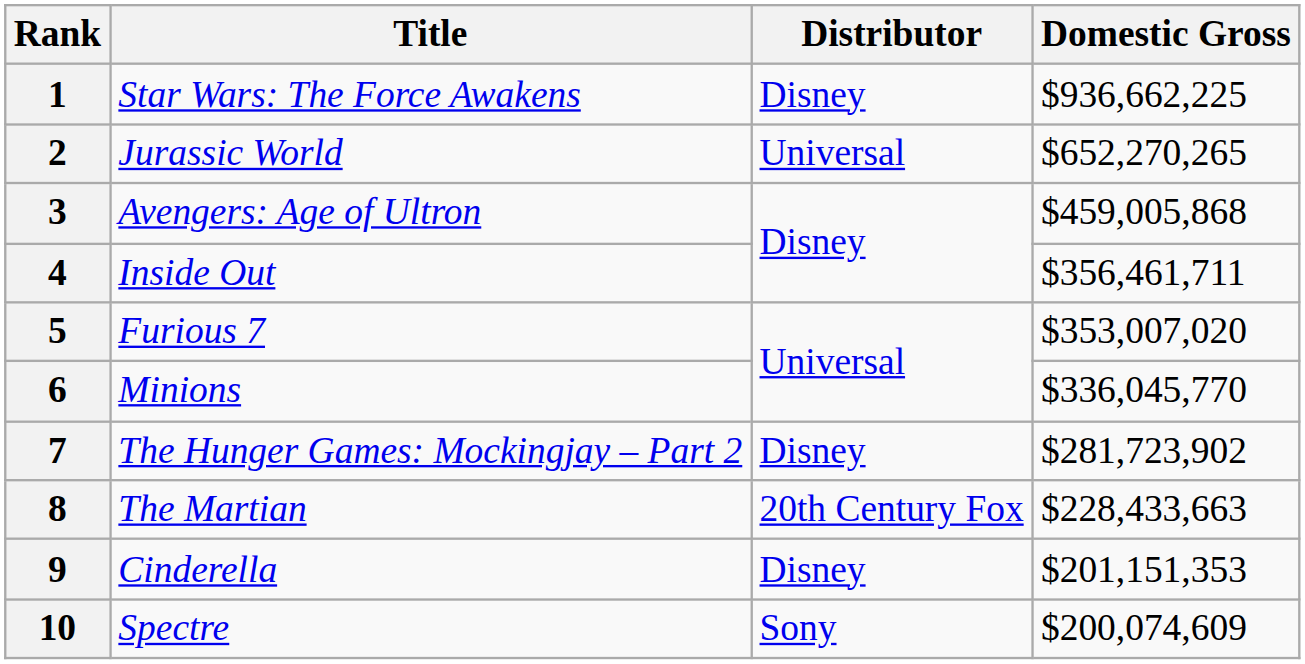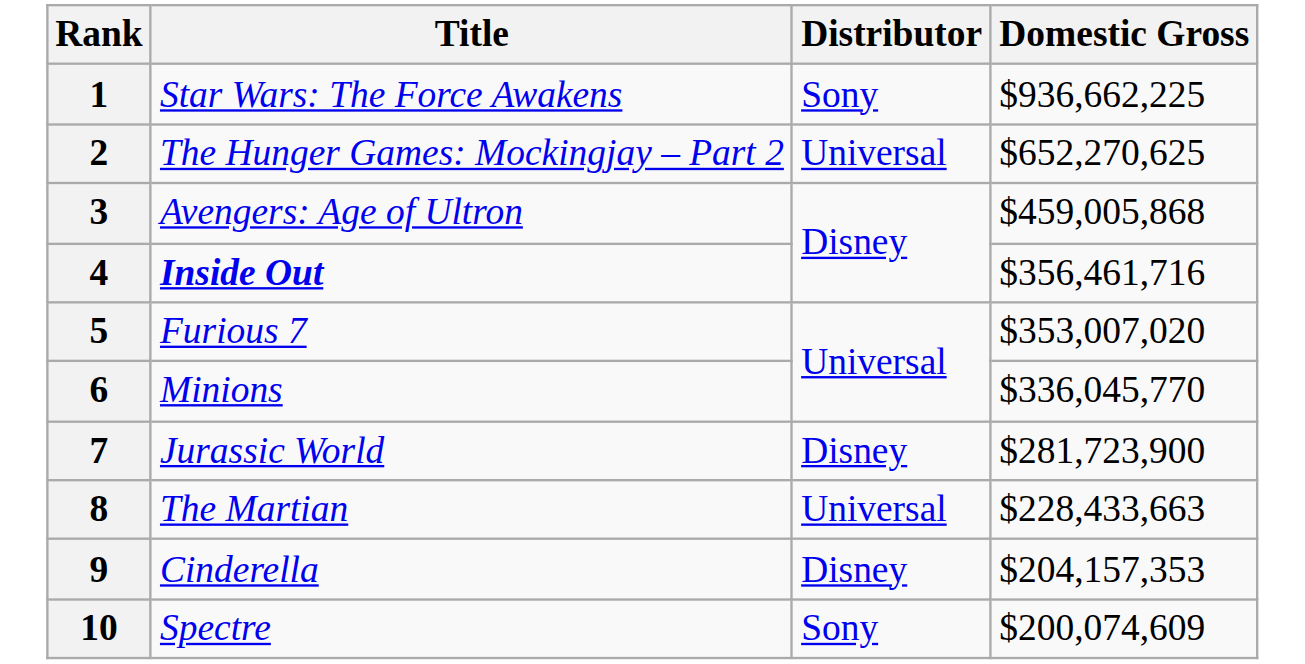(813, 93) Disney -> (840, 93) Sony
(231, 152) Jurassic World -> (472, 152) The Hunger Games: Mockingjay – Part 2
(1144, 152) $652,270,265 -> (1102, 152) $652,270,625
(197, 271) normal -> (242, 271) bold
(1143, 271) $356,461,711 -> (1102, 271) $356,461,716
(430, 449) The Hunger Games: Mockingjay – Part 2 -> (272, 449) Jurassic World
(1144, 449) $281,723,902 -> (1102, 449) $281,723,900
(892, 509) 20th Century Fox -> (874, 509) Universal
(1144, 568) $201,151,353 -> (1102, 568) $204,157,353
